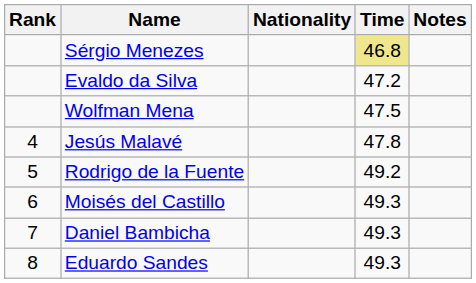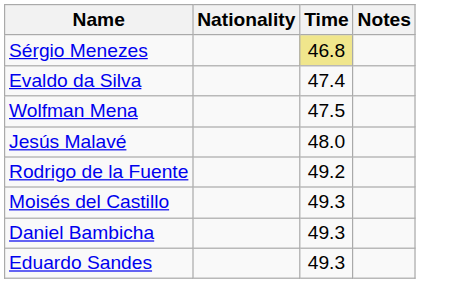- column: (33, 19)
(382, 80) 47.2 -> (326, 80) 47.4
(382, 141) 47.8 -> (326, 141) 48.0
